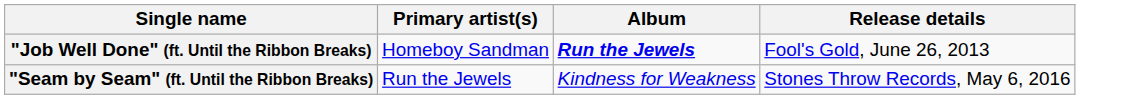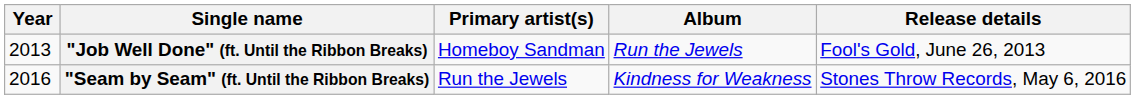+ column: (33, 19)
(626, 49) bold -> (678, 49) normal
